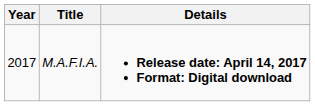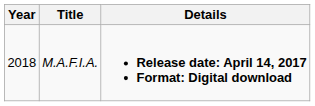(22, 62) 2017 -> (22, 62) 2018
